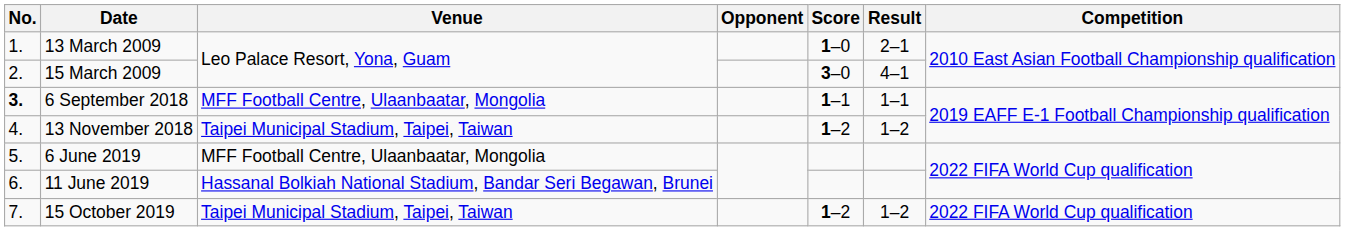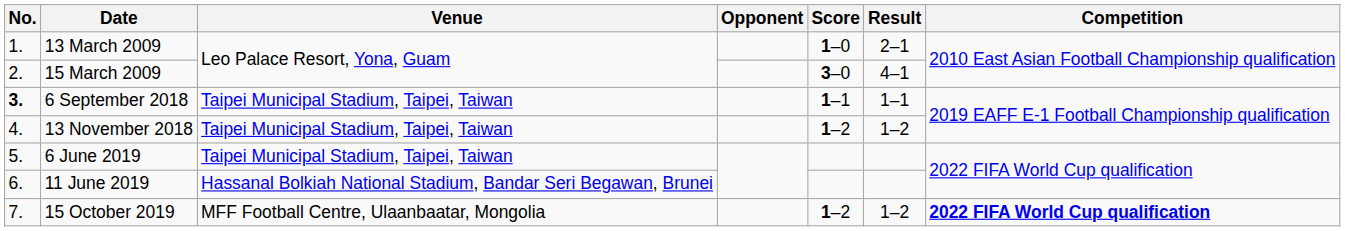(373, 101) MFF Football Centre, Ulaanbaatar, Mongolia -> (357, 101) Taipei Municipal Stadium, Taipei, Taiwan
(373, 156) MFF Football Centre, Ulaanbaatar, Mongolia -> (357, 156) Taipei Municipal Stadium, Taipei, Taiwan
(357, 211) Taipei Municipal Stadium, Taipei, Taiwan -> (373, 211) MFF Football Centre, Ulaanbaatar, Mongolia
(1061, 211) normal -> (1070, 211) bold
